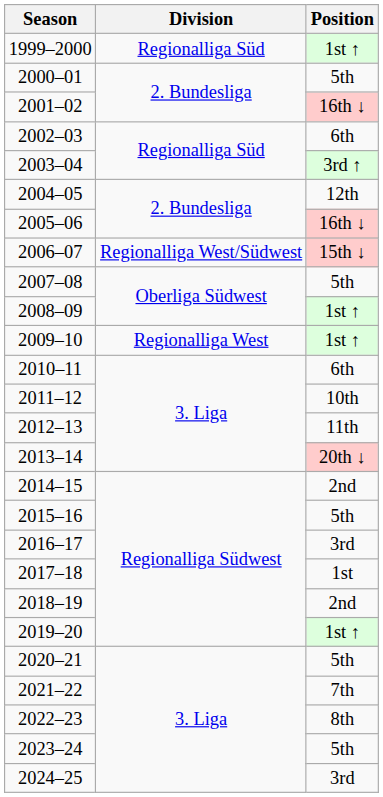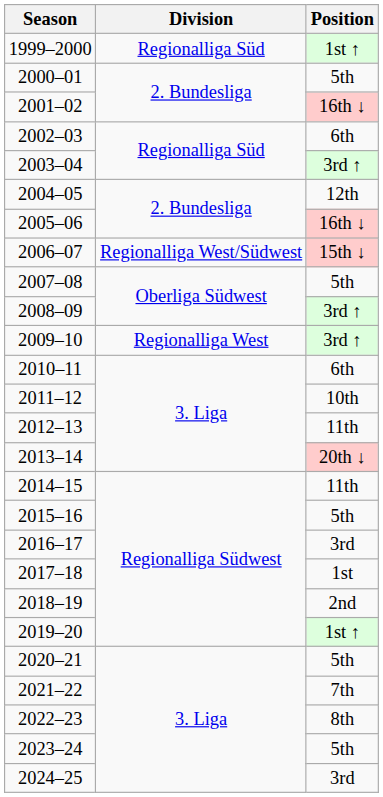(342, 310) 1st ↑ -> (342, 310) 3rd ↑
(342, 340) 1st ↑ -> (342, 340) 3rd ↑
(342, 485) 2nd -> (342, 485) 11th
